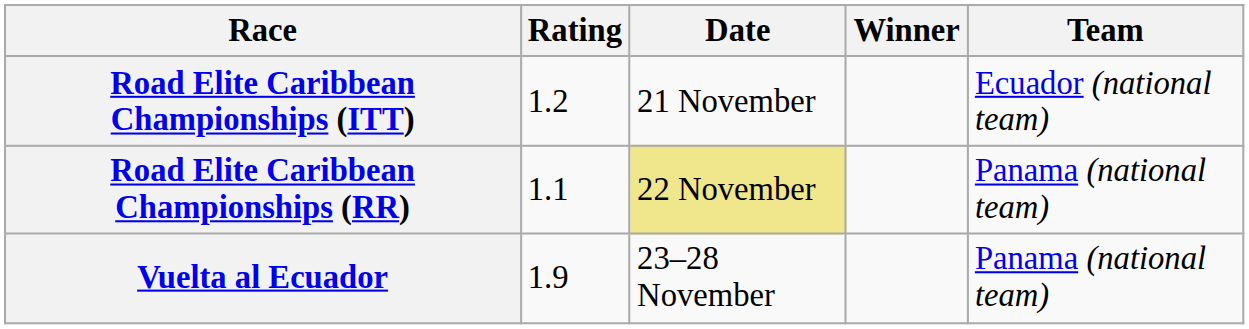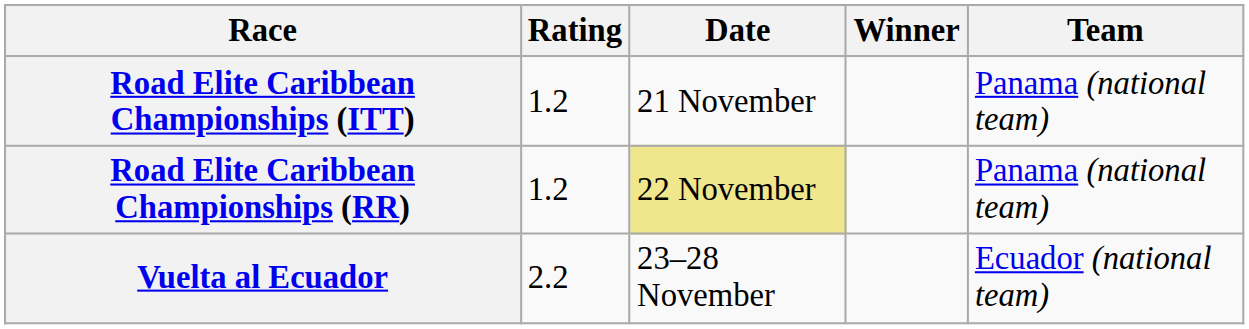(1093, 100) Ecuador (national team) -> (1090, 100) Panama (national team)
(548, 188) 1.1 -> (548, 188) 1.2
(548, 277) 1.9 -> (548, 277) 2.2
(1090, 277) Panama (national team) -> (1093, 277) Ecuador (national team)
